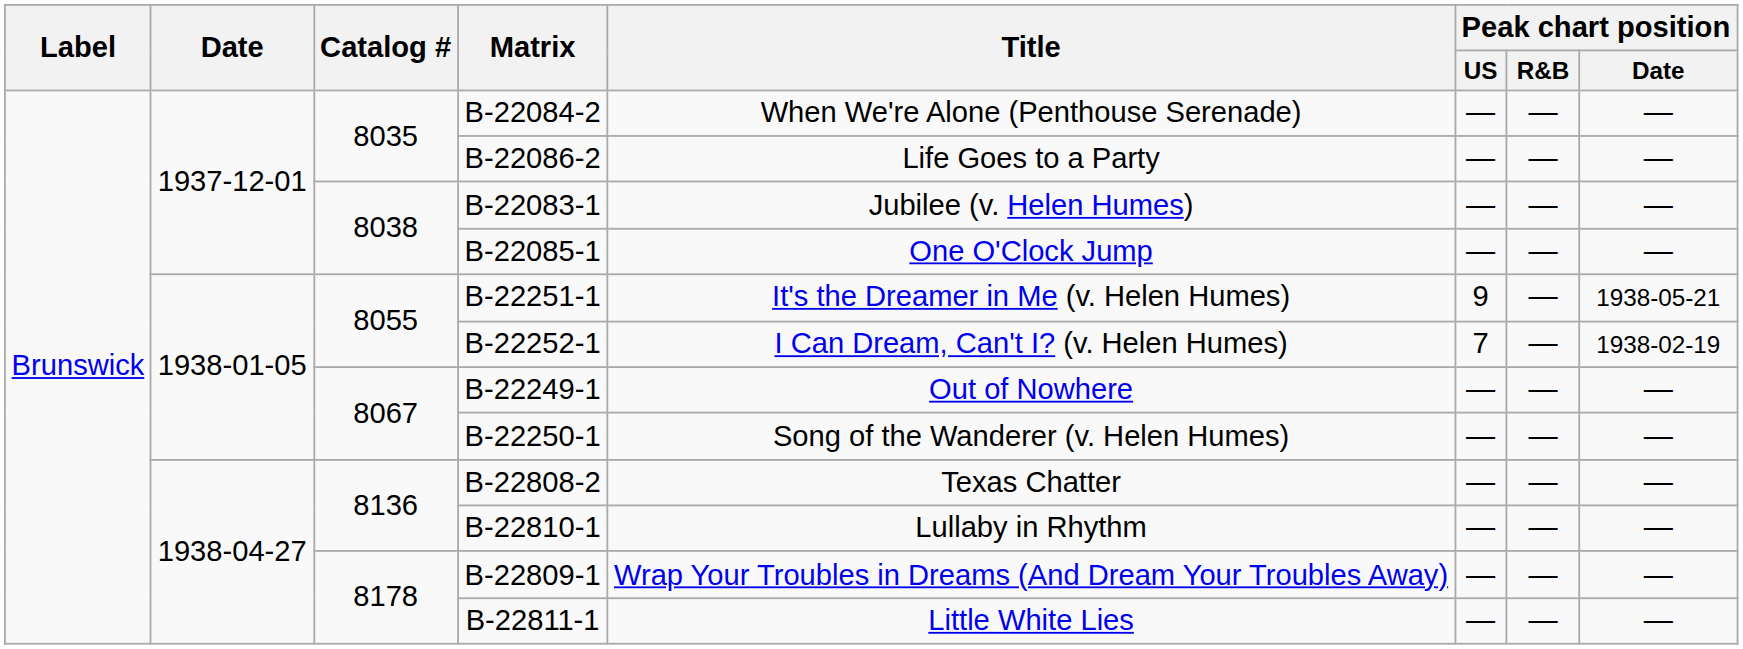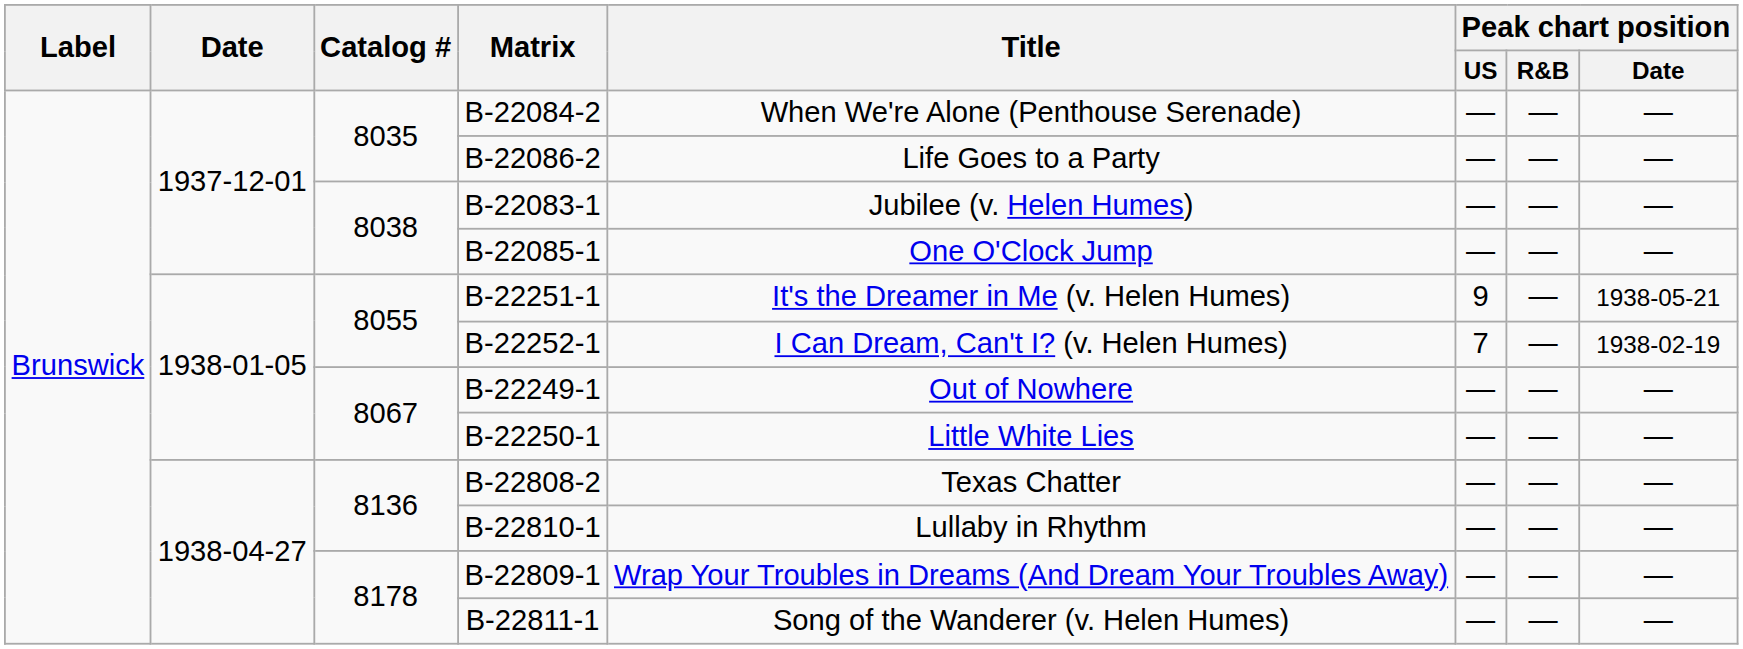(1031, 435) Song of the Wanderer (v. Helen Humes) -> (1031, 435) Little White Lies
(1031, 620) Little White Lies -> (1031, 620) Song of the Wanderer (v. Helen Humes)
